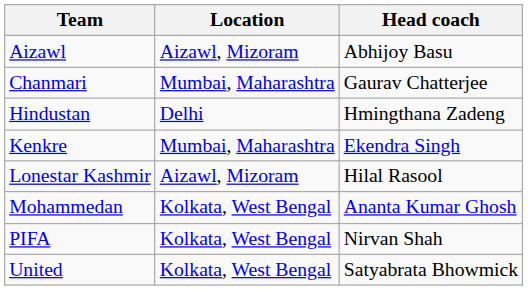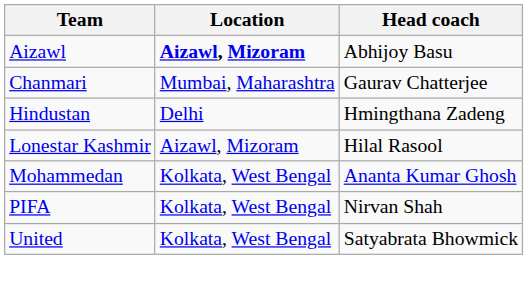(229, 51) normal -> (232, 51) bold
- row: (38, 144)
